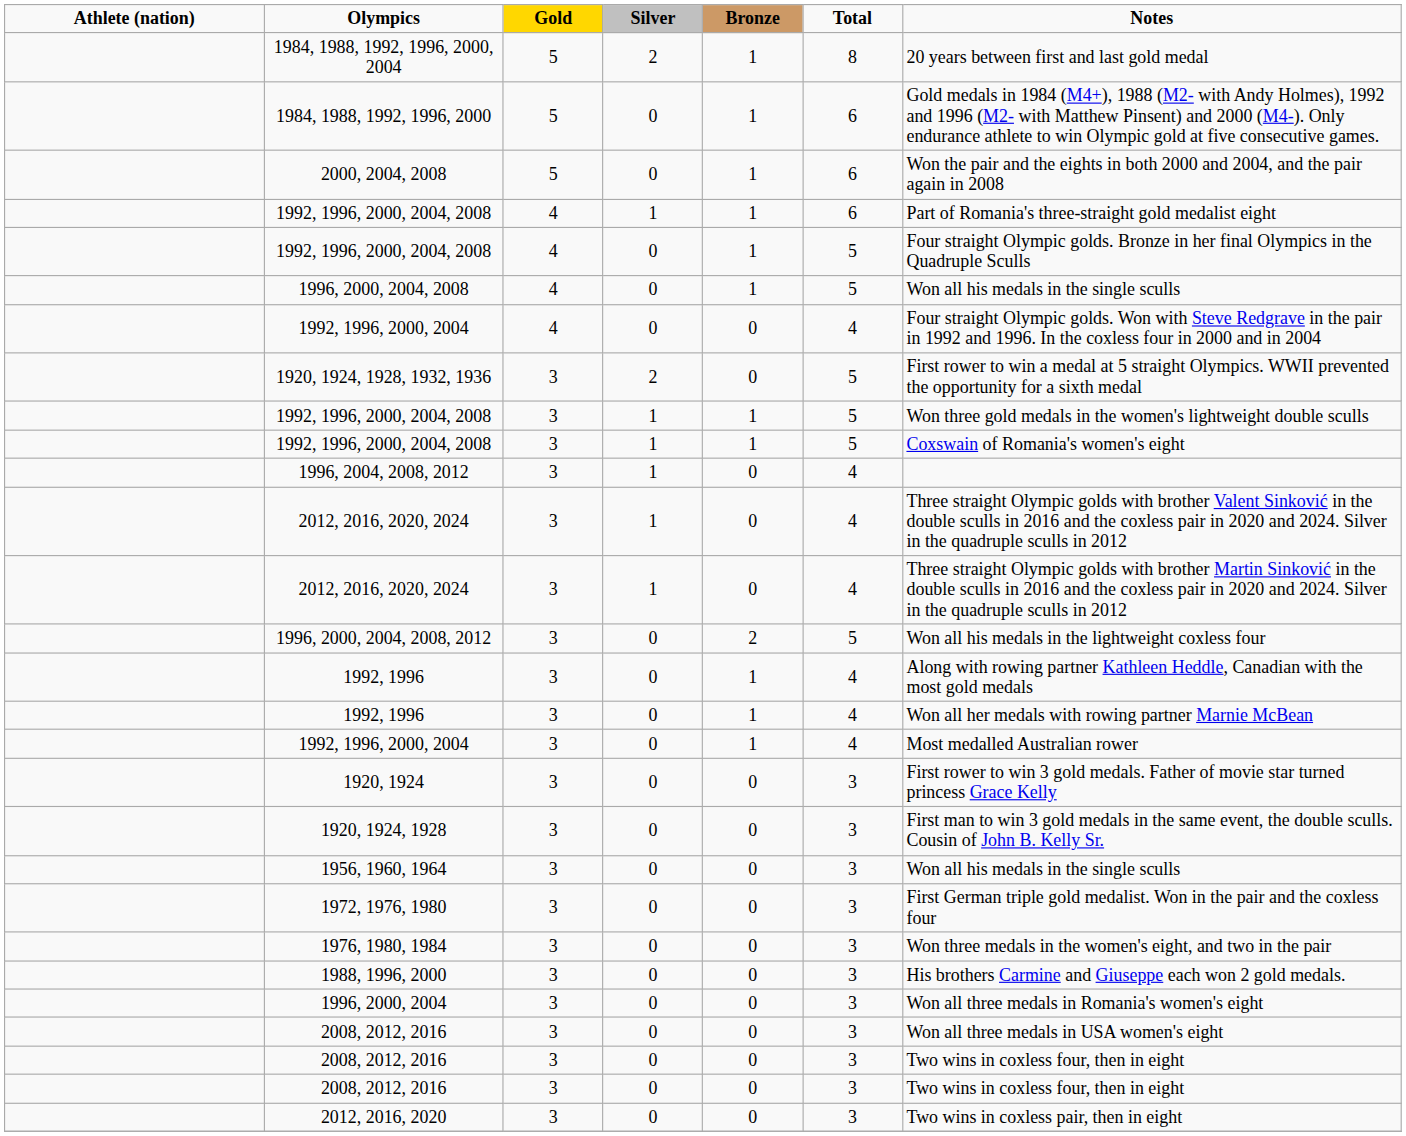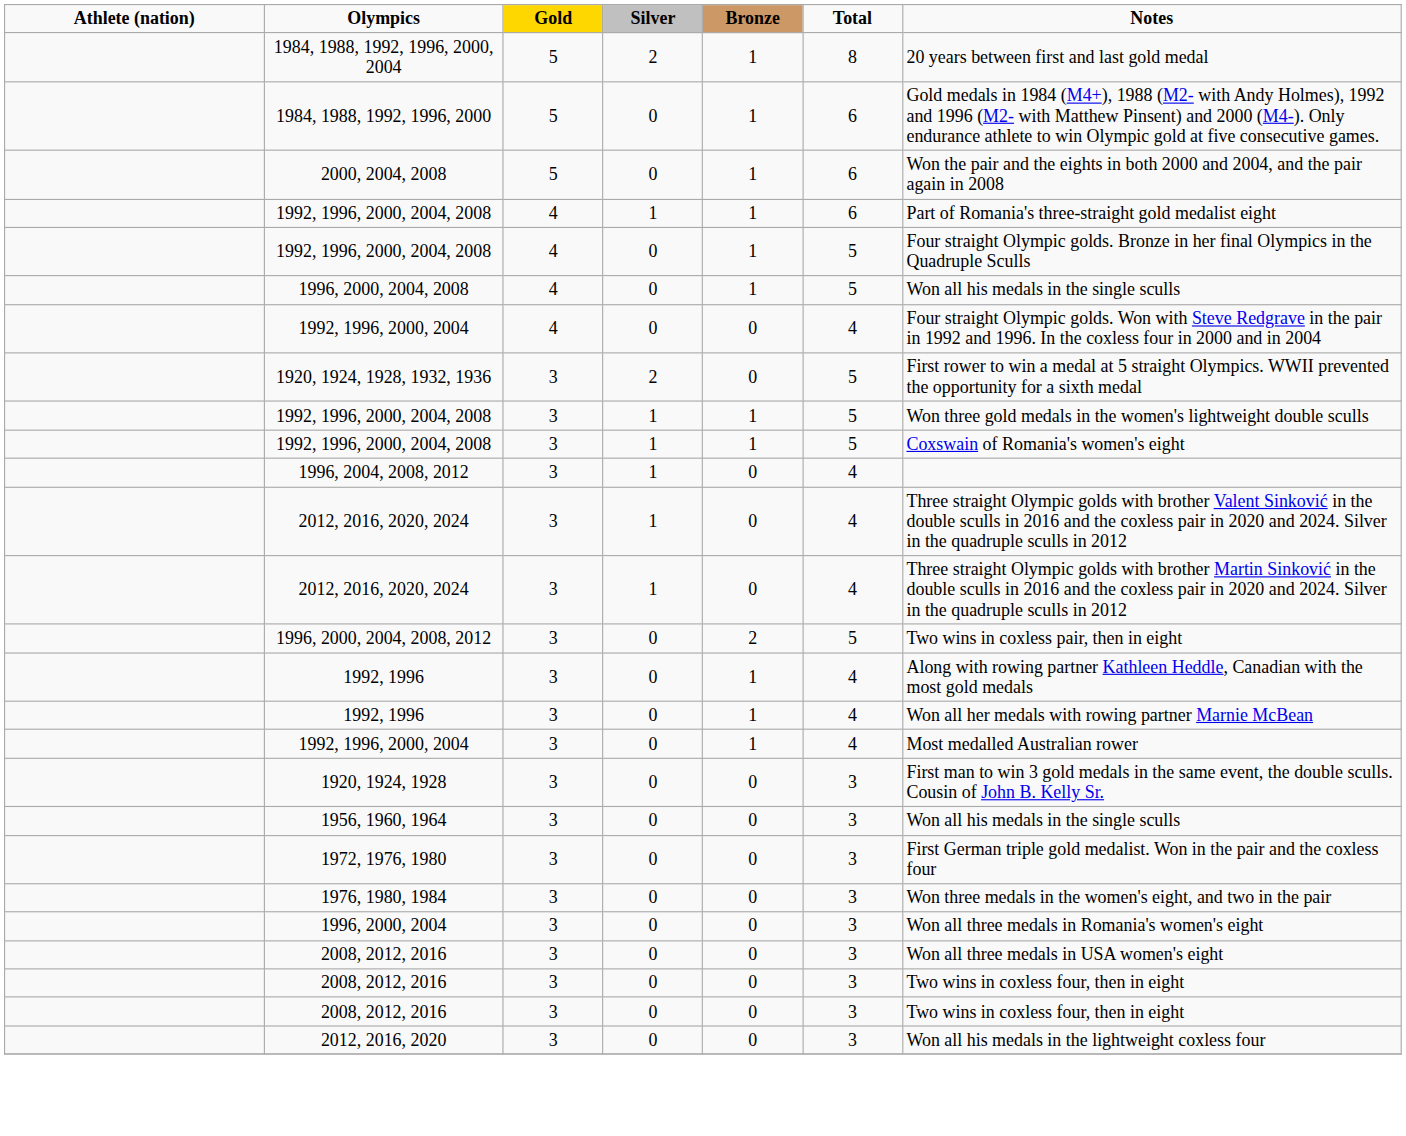(1086, 638) Won all his medals in the lightweight coxless four -> (1044, 638) Two wins in coxless pair, then in eight
- row: (384, 782)
- row: (384, 974)
(1044, 1116) Two wins in coxless pair, then in eight -> (1086, 1039) Won all his medals in the lightweight coxless four
